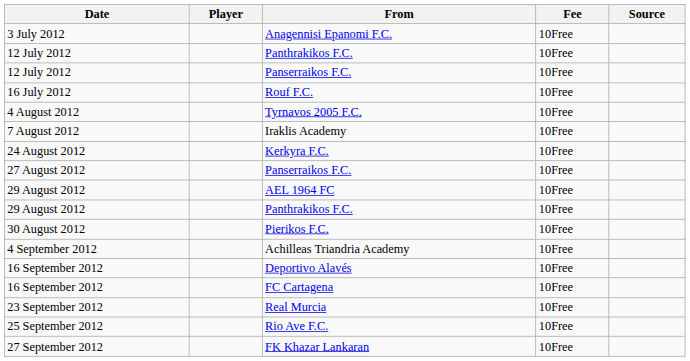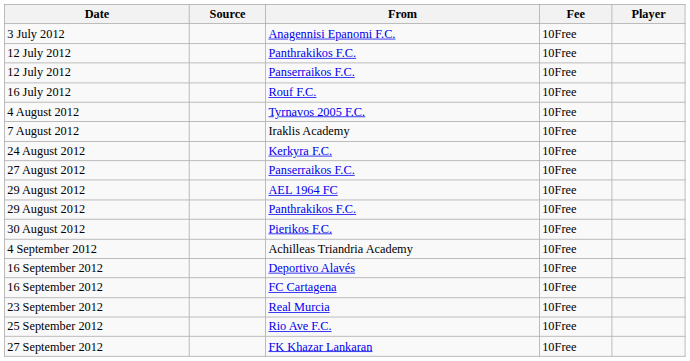columns swapped: (226, 14) <-> (647, 14)
